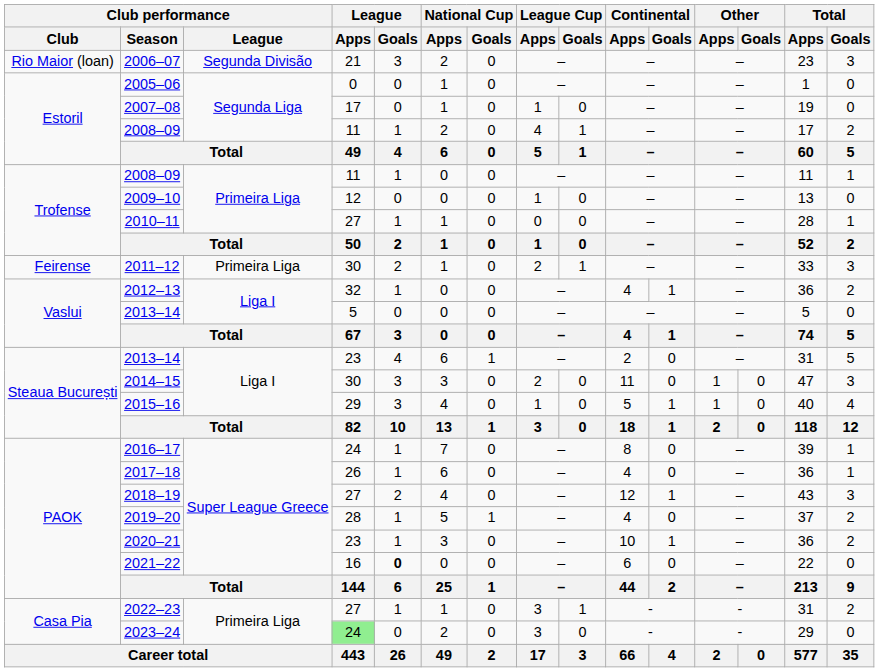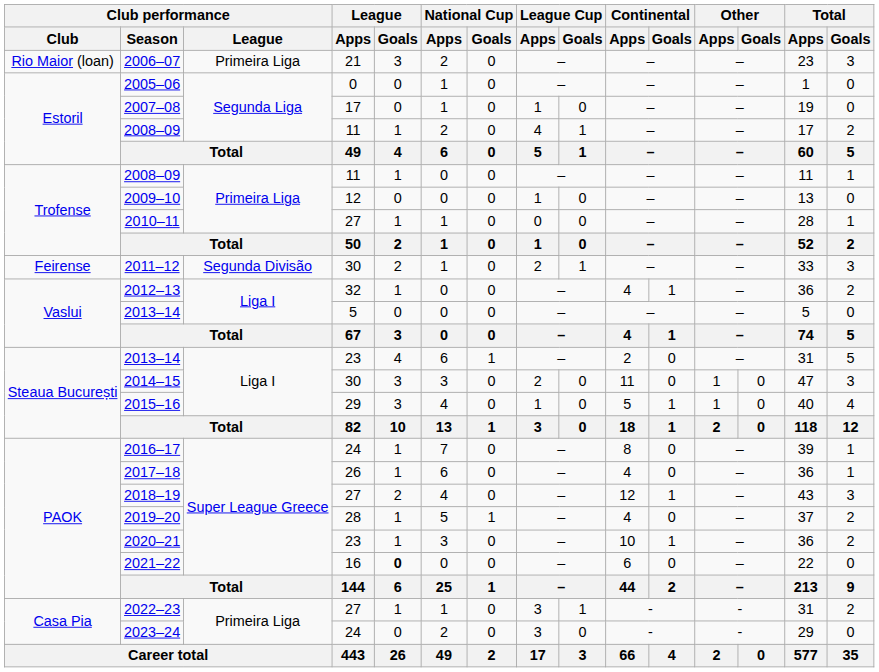(258, 61) Segunda Divisão -> (258, 61) Primeira Liga
(258, 267) Primeira Liga -> (258, 267) Segunda Divisão
(353, 632) lightgreen background -> (353, 632) no background
